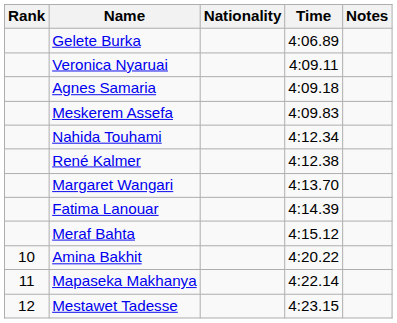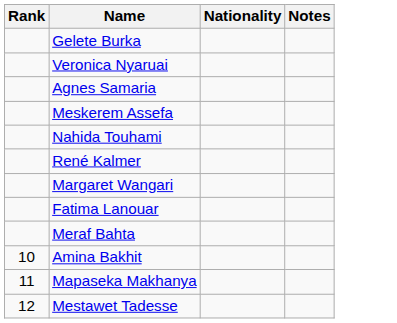- column: (314, 16)
